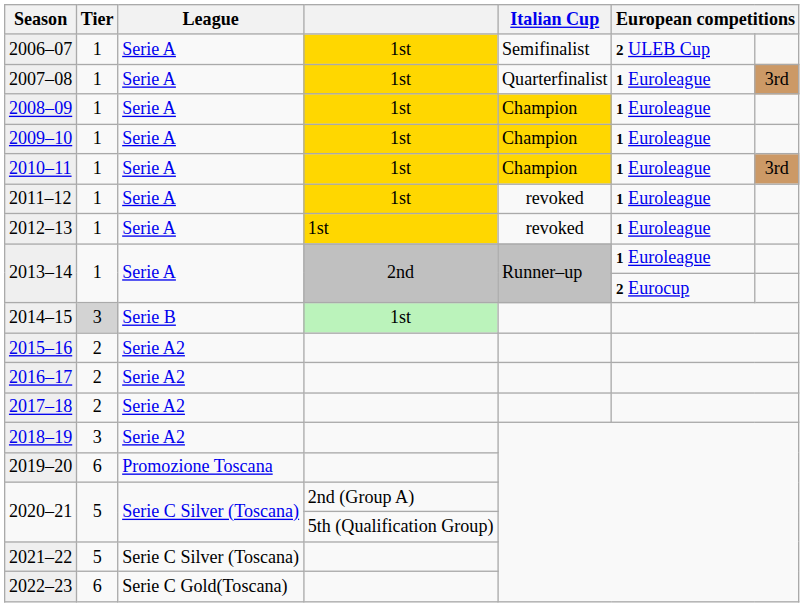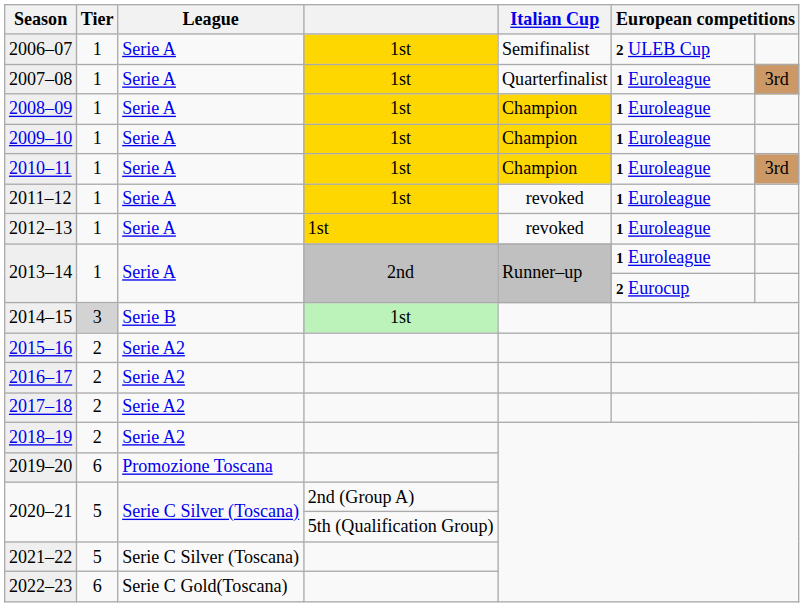(97, 436) 3 -> (97, 436) 2
